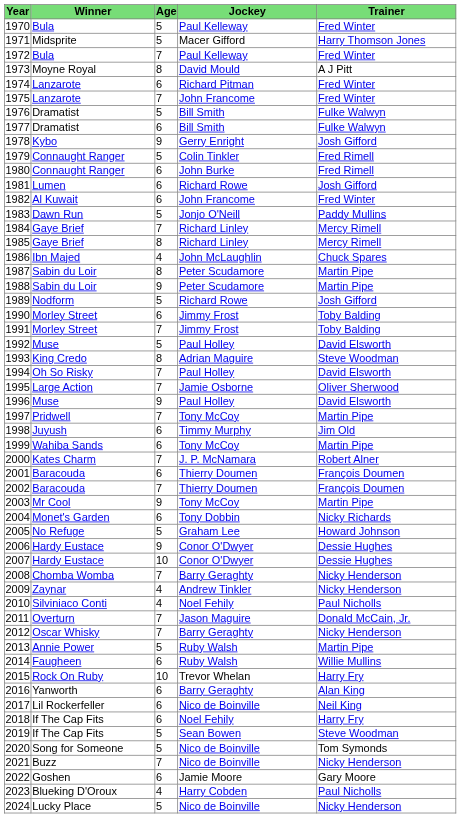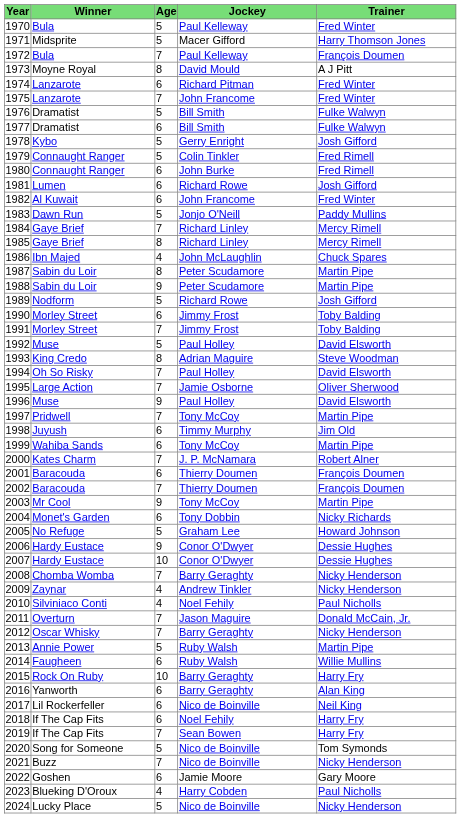(347, 55) Fred Winter -> (361, 55) François Doumen
(159, 142) 9 -> (159, 142) 5
(215, 676) Trevor Whelan -> (216, 676) Barry Geraghty
(159, 734) 5 -> (159, 734) 7
(358, 734) Steve Woodman -> (341, 734) Harry Fry
